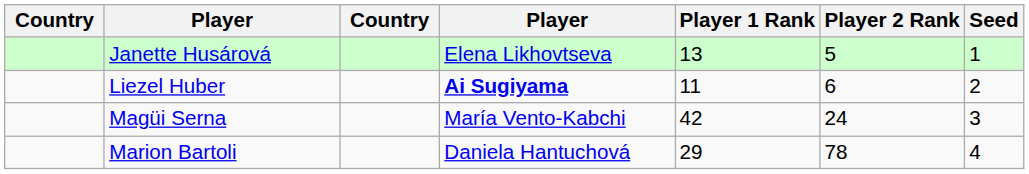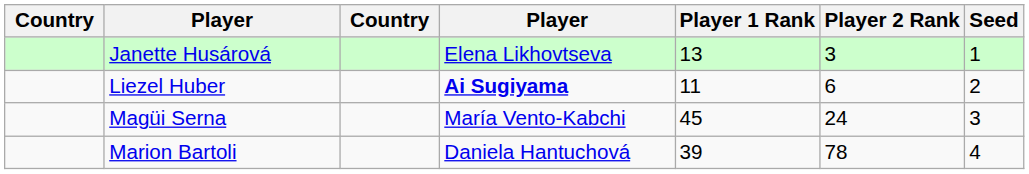(830, 53) 5 -> (830, 53) 3
(691, 119) 42 -> (691, 119) 45
(691, 151) 29 -> (691, 151) 39
